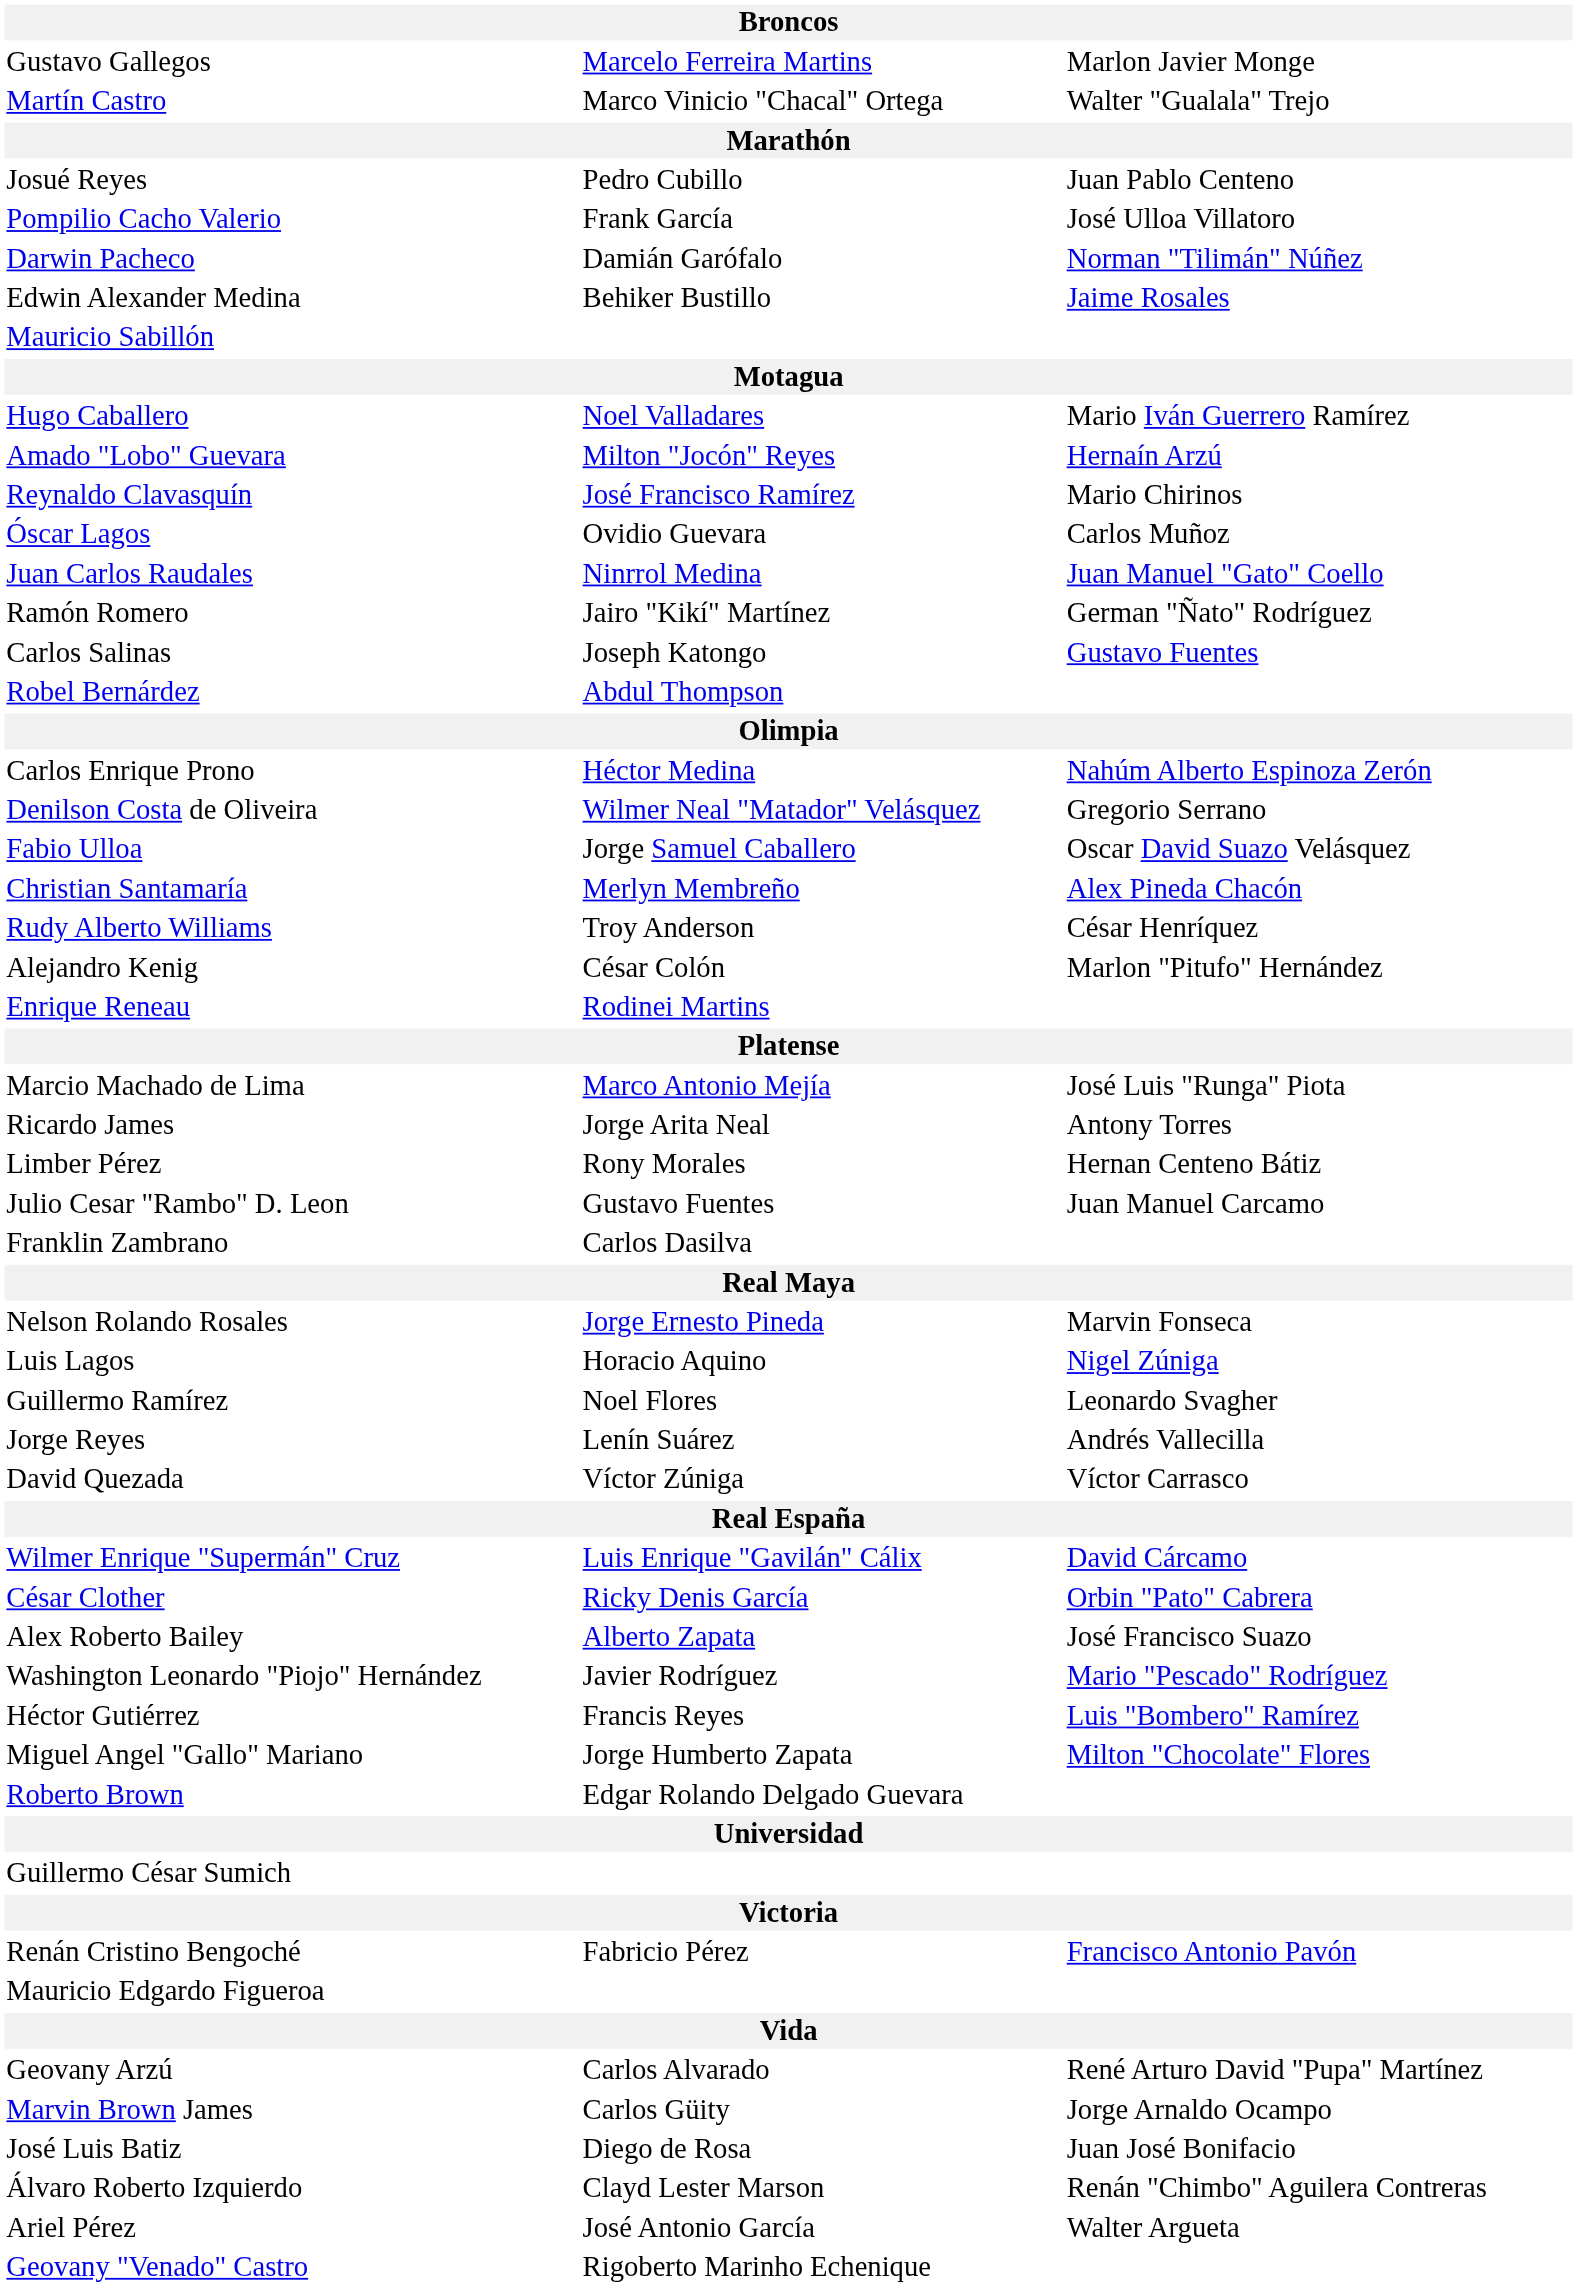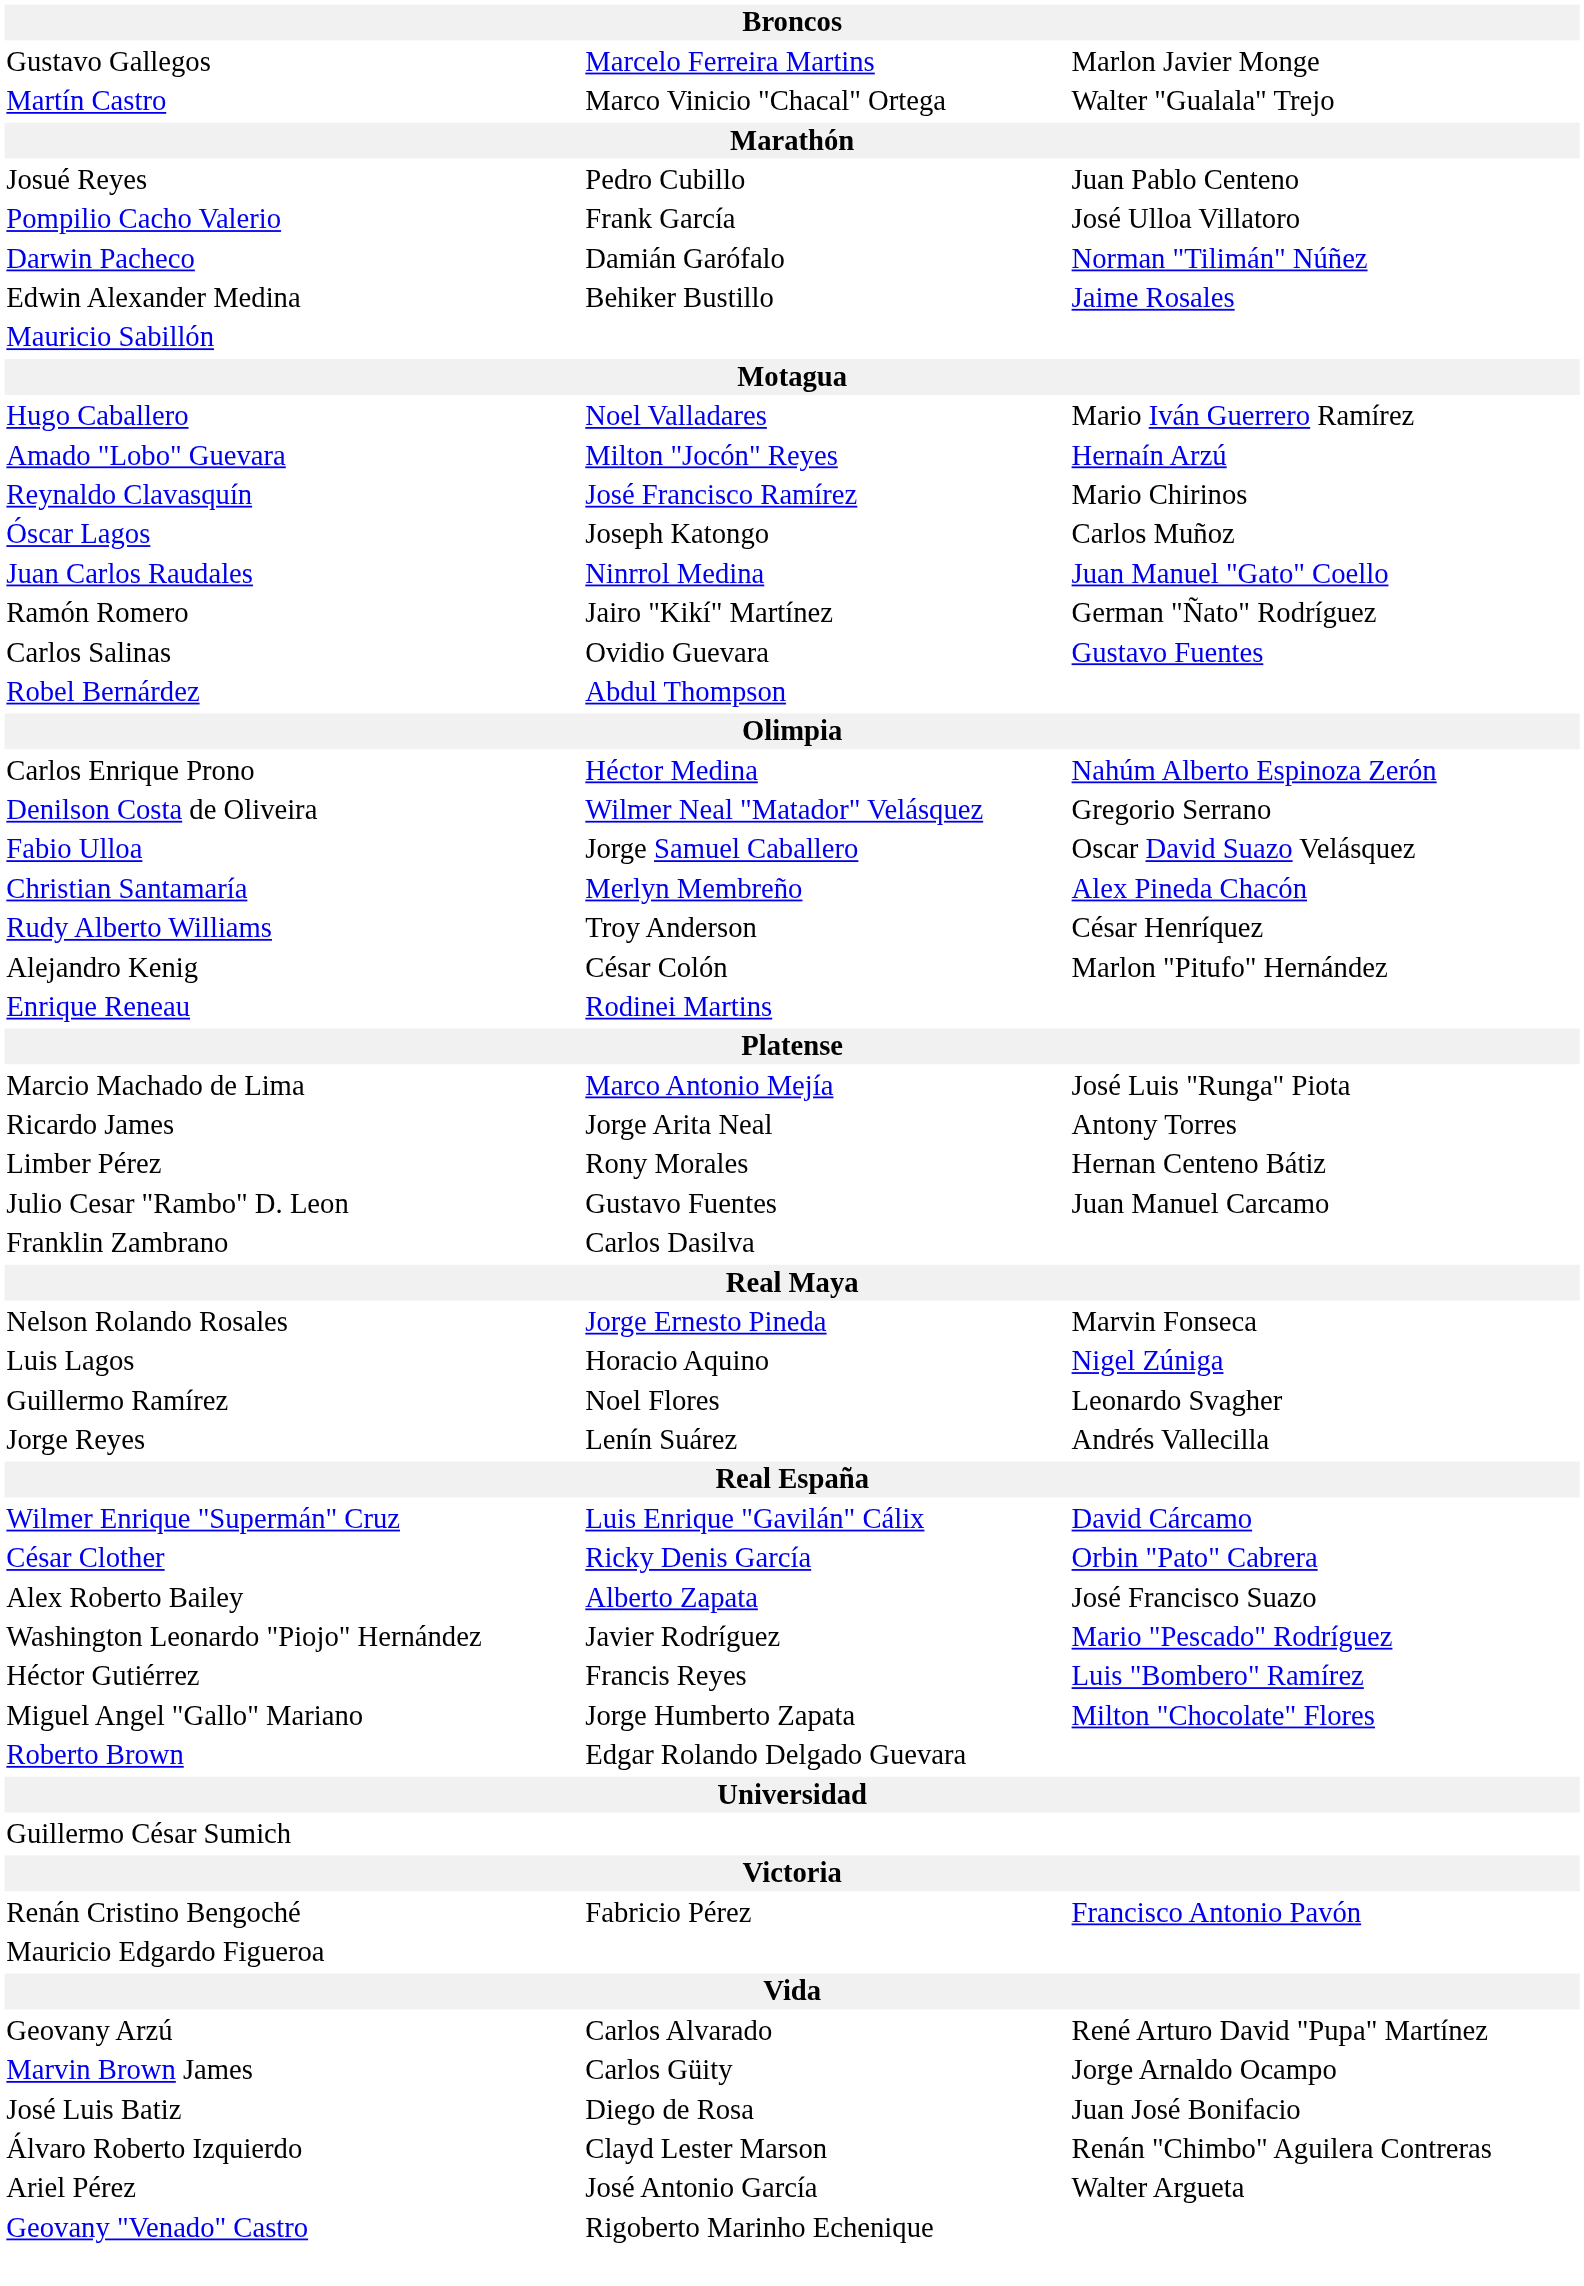(674, 534) Ovidio Guevara -> (677, 534) Joseph Katongo
(674, 652) Joseph Katongo -> (677, 652) Ovidio Guevara
- row: (95, 1479)
